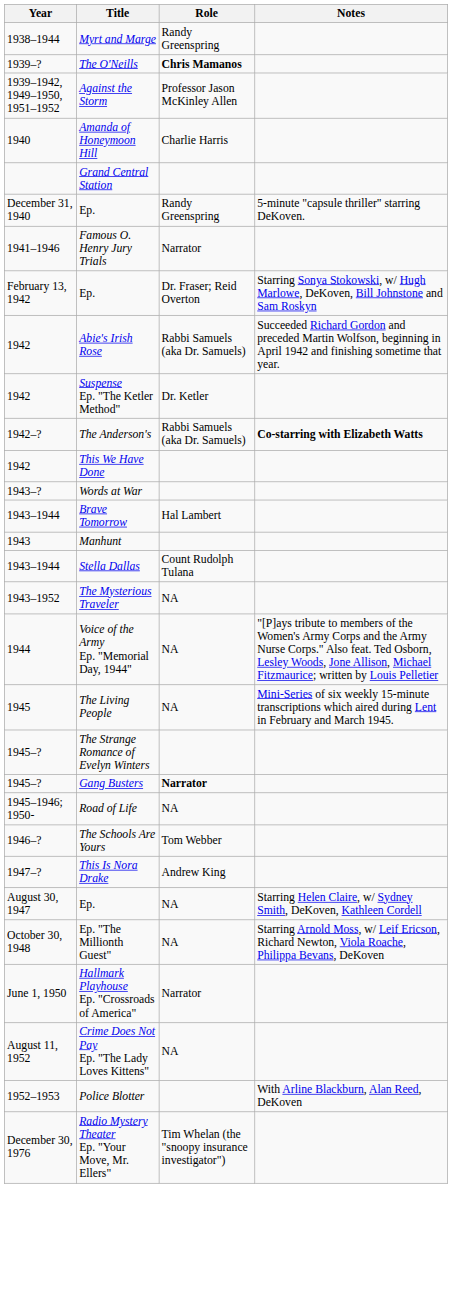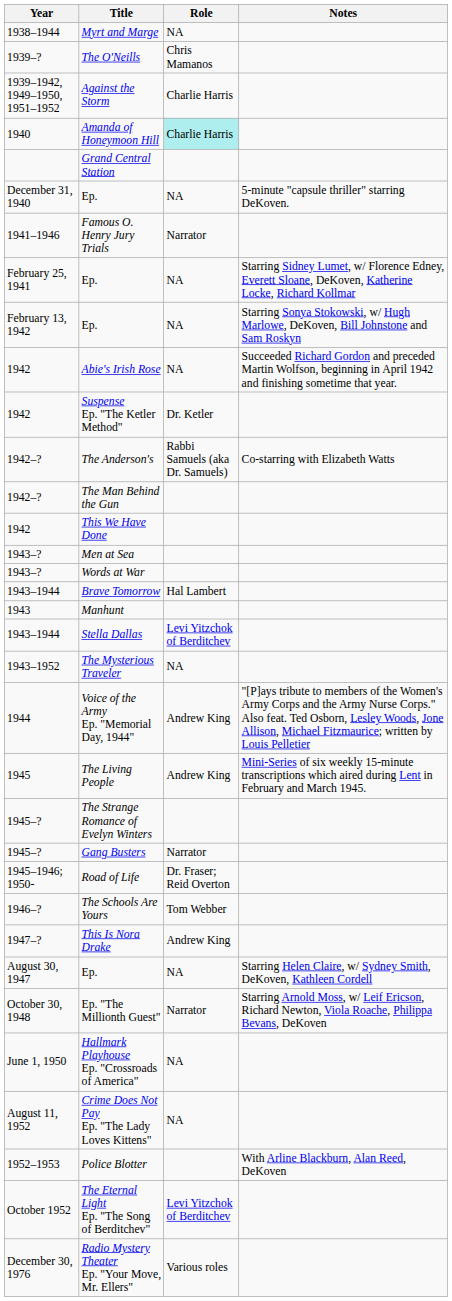(190, 38) Randy Greenspring -> (175, 32) NA
(202, 63) bold -> (190, 57) normal
(199, 95) Professor Jason McKinley Allen -> (200, 95) Charlie Harris
(195, 140) no background -> (200, 133) paleturquoise background
(190, 210) Randy Greenspring -> (175, 197) NA
+ row: (37, 280)
(199, 293) Dr. Fraser; Reid Overton -> (175, 325) NA
(204, 344) Rabbi Samuels (aka Dr. Samuels) -> (175, 369) NA
(340, 434) bold -> (318, 459) normal
+ row: (24, 497)
+ row: (24, 554)
(197, 566) Count Rudolph Tulana -> (200, 635) Levi Yitzchok of Berditchev
(170, 649) NA -> (198, 718) Andrew King
(170, 707) NA -> (198, 776) Andrew King
(184, 783) bold -> (186, 852) normal
(170, 808) NA -> (198, 877) Dr. Fraser; Reid Overton
(170, 942) NA -> (186, 1010) Narrator
(181, 993) Narrator -> (175, 1062) NA
+ row: (39, 1209)
(205, 1147) Tim Whelan (the "snoopy insurance investigator") -> (197, 1267) Various roles
